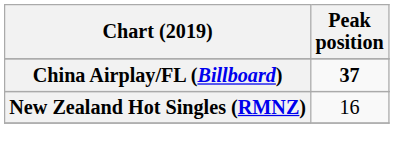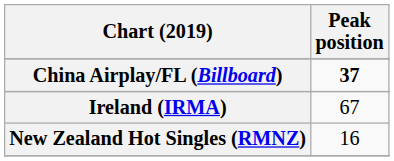+ row: (158, 107)
